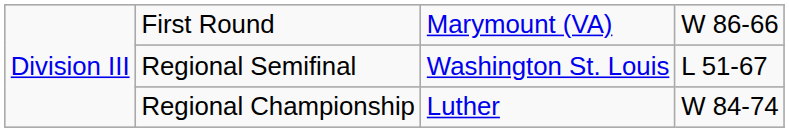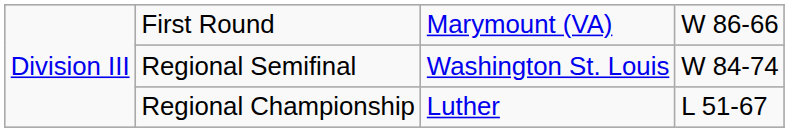(724, 65) L 51-67 -> (730, 65) W 84-74
(730, 106) W 84-74 -> (724, 106) L 51-67
